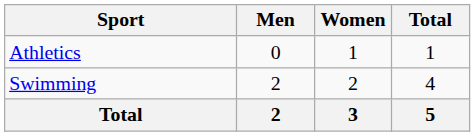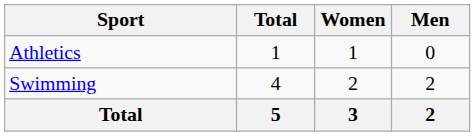columns swapped: (276, 20) <-> (430, 20)
